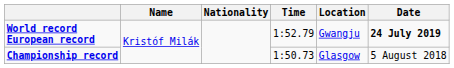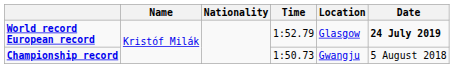(339, 34) Gwangju -> (339, 34) Glasgow
(339, 55) Glasgow -> (339, 55) Gwangju
